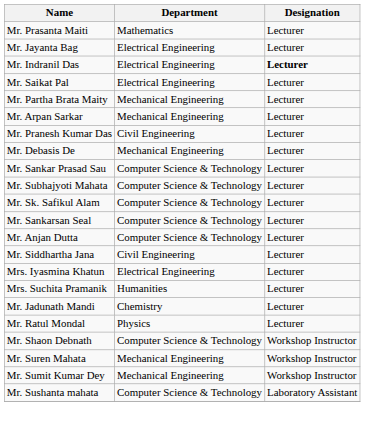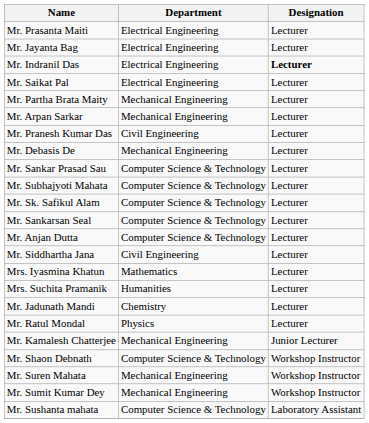(145, 30) Mathematics -> (170, 30) Electrical Engineering
(166, 271) Electrical Engineering -> (149, 271) Mathematics
+ row: (61, 340)
